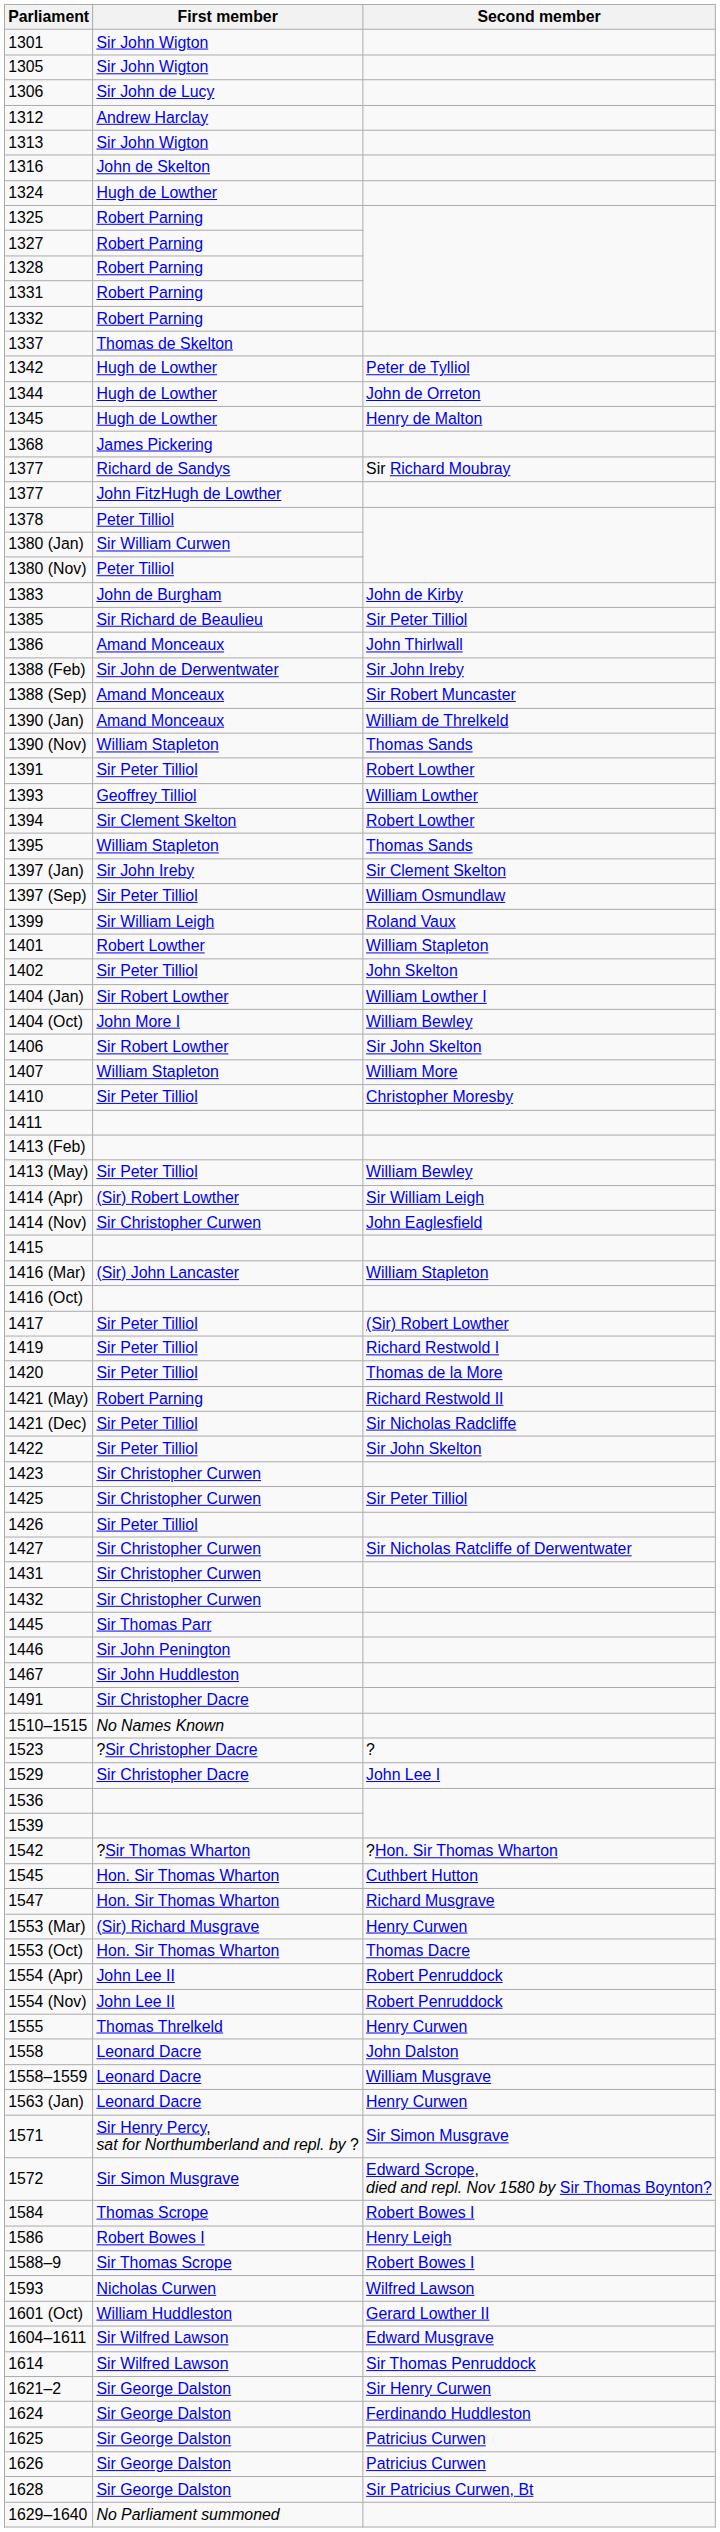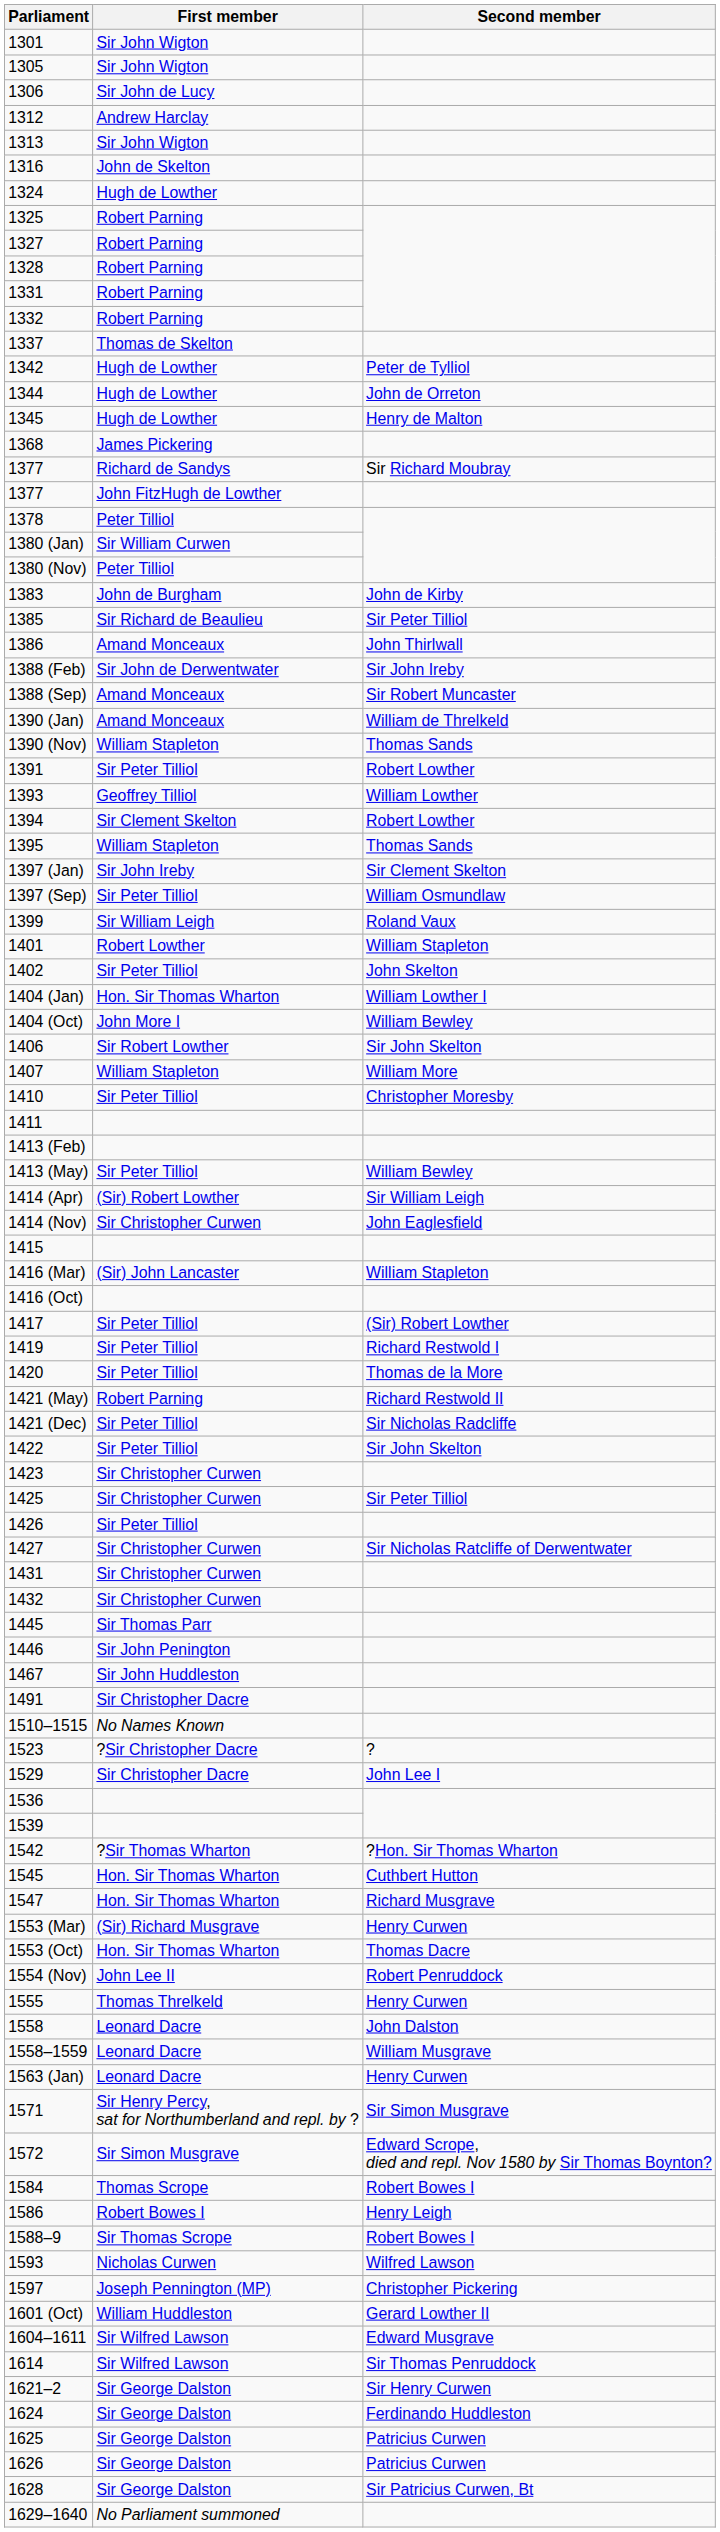(162, 996) Sir Robert Lowther -> (188, 996) Hon. Sir Thomas Wharton
- row: (46, 1976)
+ row: (26, 2288)
